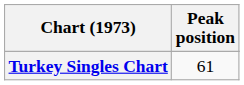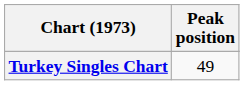(205, 65) 61 -> (205, 65) 49
